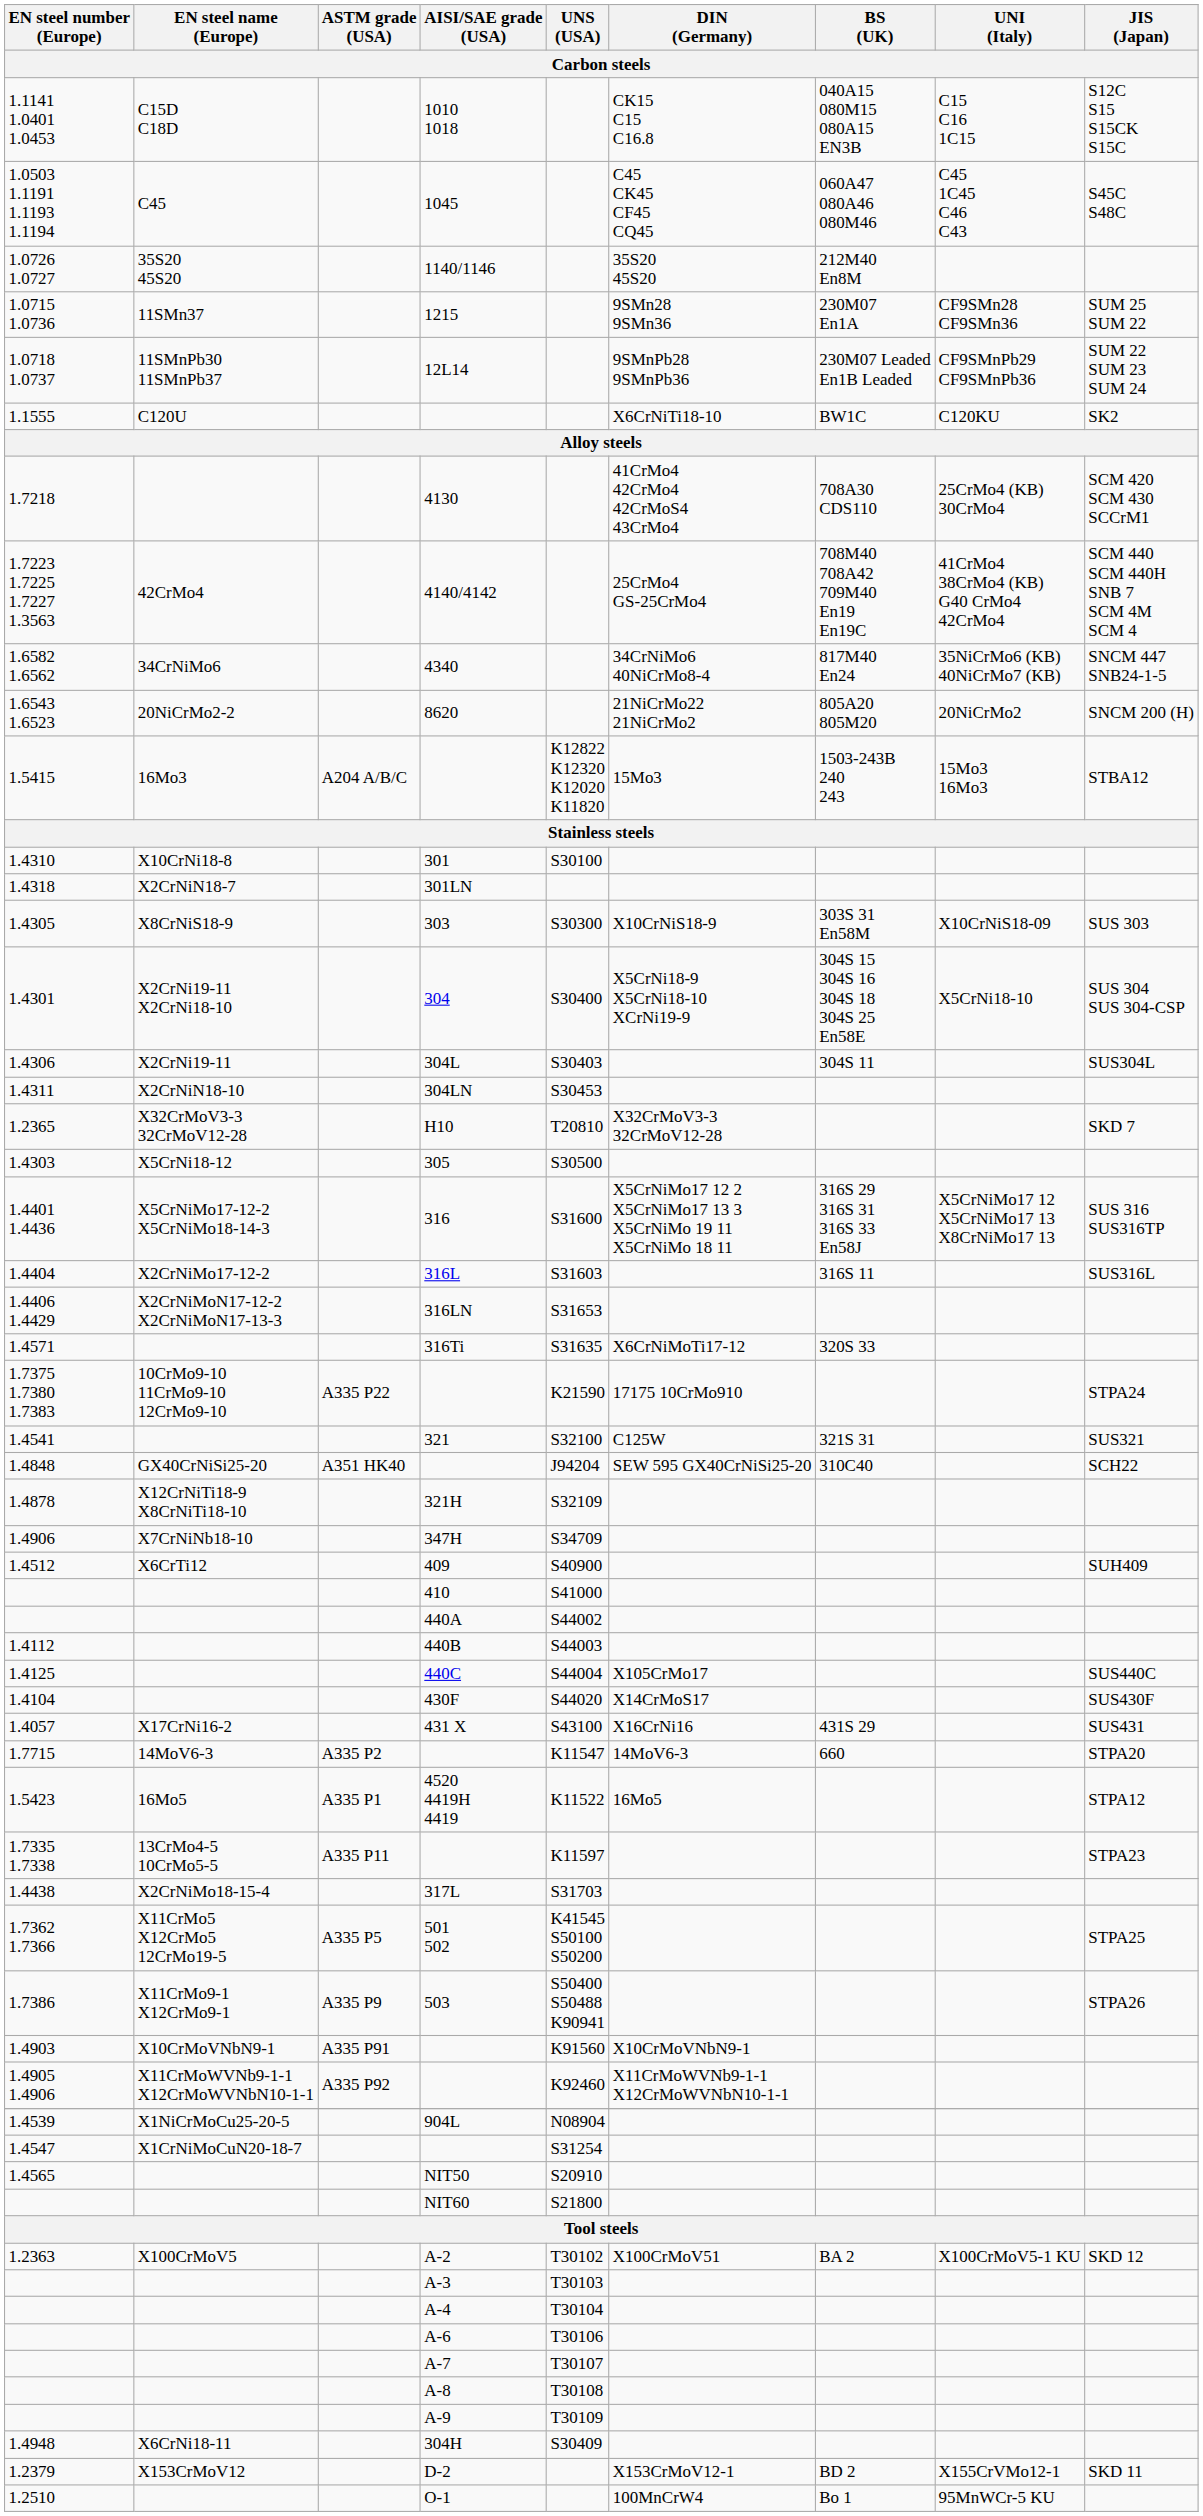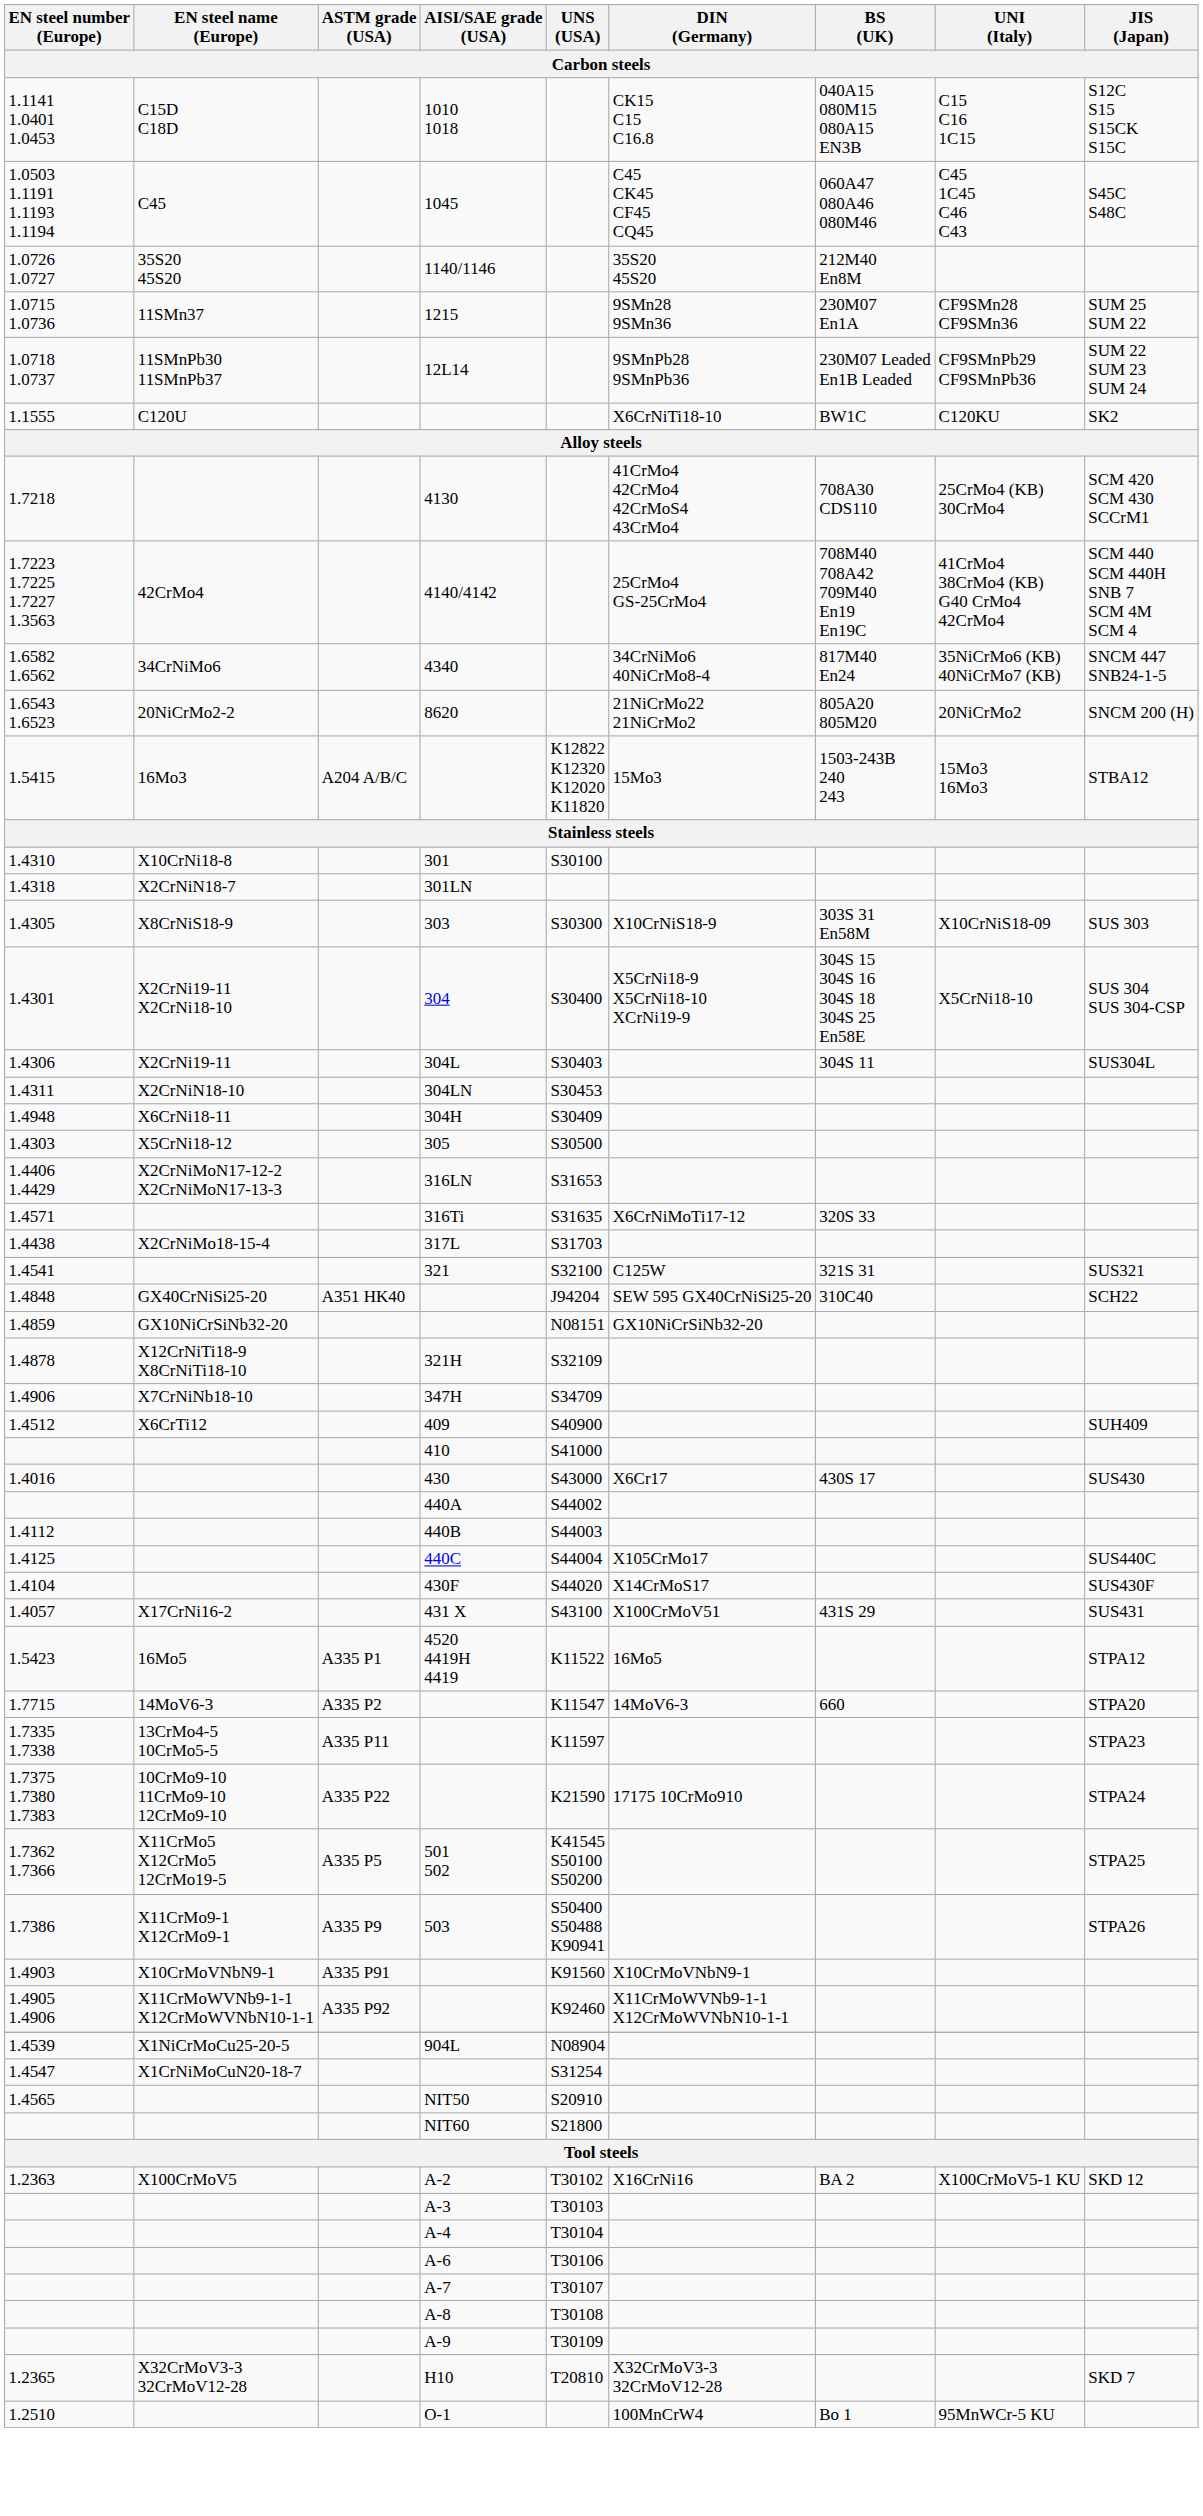rows swapped: (32, 2444) <-> (32, 1126)
- row: (32, 1218)
- row: (32, 1274)
rows swapped: (32, 1891) <-> (32, 1392)
+ row: (32, 1324)
+ row: (32, 1477)
(653, 1726) X16CrNi16 -> (667, 1612) X100CrMoV51
rows swapped: (32, 1799) <-> (32, 1753)
(667, 2256) X100CrMoV51 -> (653, 2179) X16CrNi16
- row: (32, 2471)
